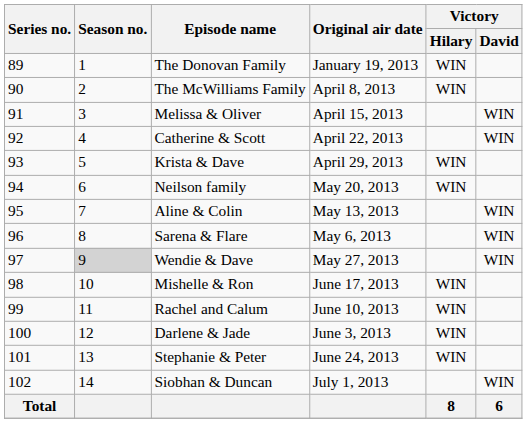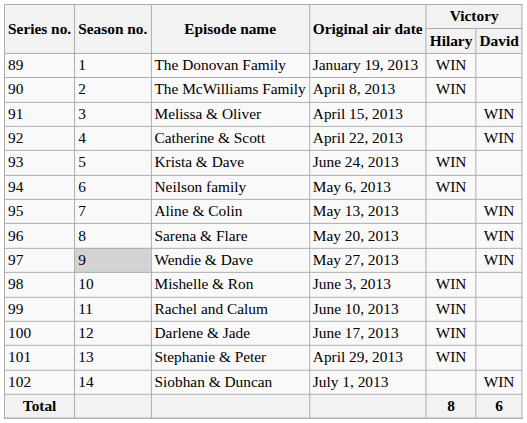(358, 162) April 29, 2013 -> (356, 162) June 24, 2013
(356, 187) May 20, 2013 -> (352, 187) May 6, 2013
(352, 235) May 6, 2013 -> (356, 235) May 20, 2013
(356, 284) June 17, 2013 -> (352, 284) June 3, 2013
(352, 333) June 3, 2013 -> (356, 333) June 17, 2013
(356, 357) June 24, 2013 -> (358, 357) April 29, 2013
